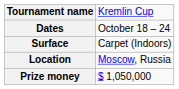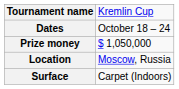rows swapped: (50, 44) <-> (50, 76)
